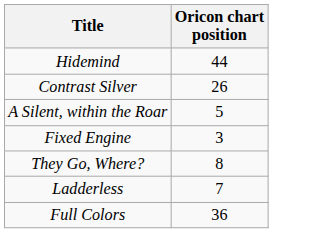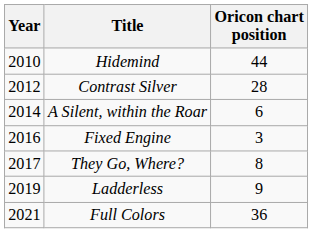+ column: (24, 26)
(219, 86) 26 -> (259, 86) 28
(219, 112) 5 -> (259, 112) 6
(219, 189) 7 -> (259, 189) 9
